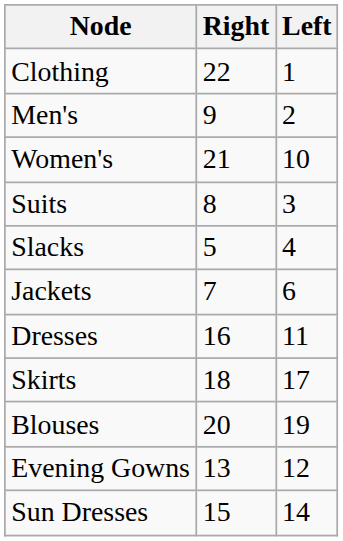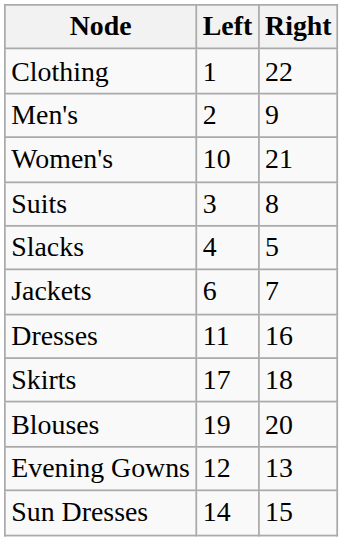columns swapped: (307, 26) <-> (236, 26)
